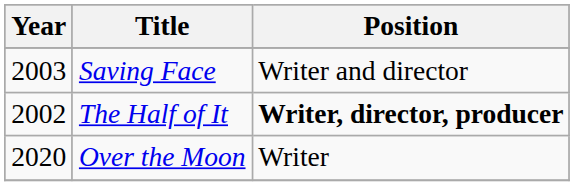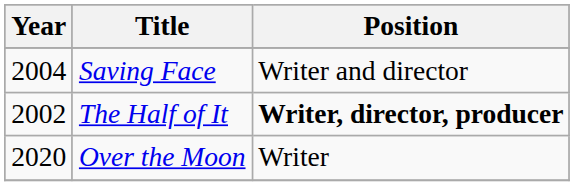(39, 69) 2003 -> (39, 69) 2004
